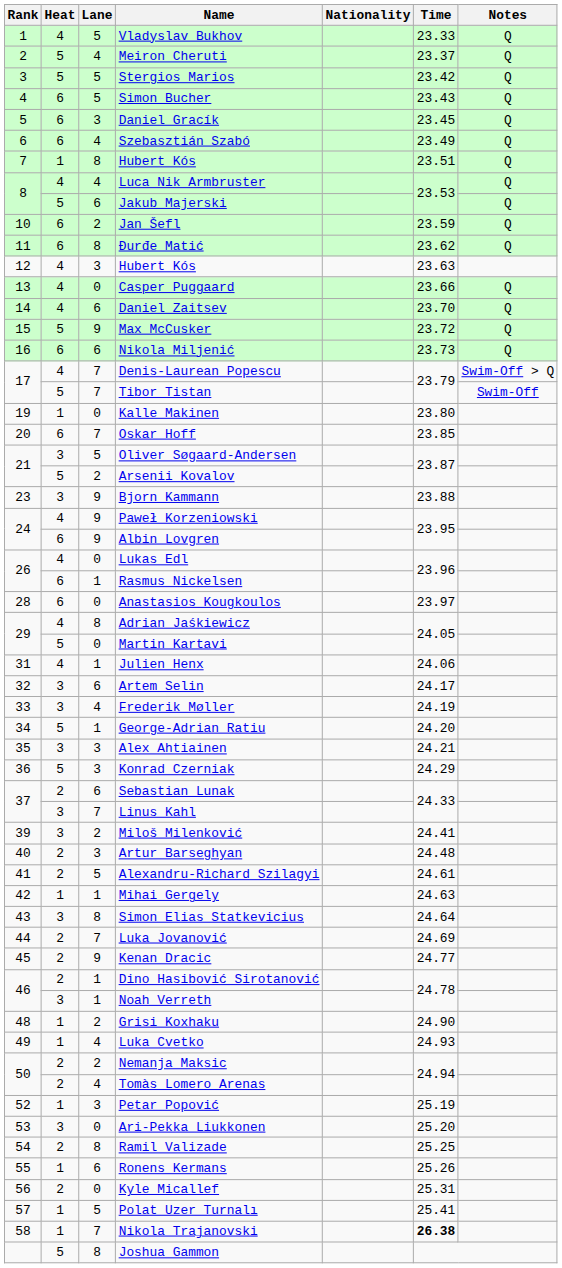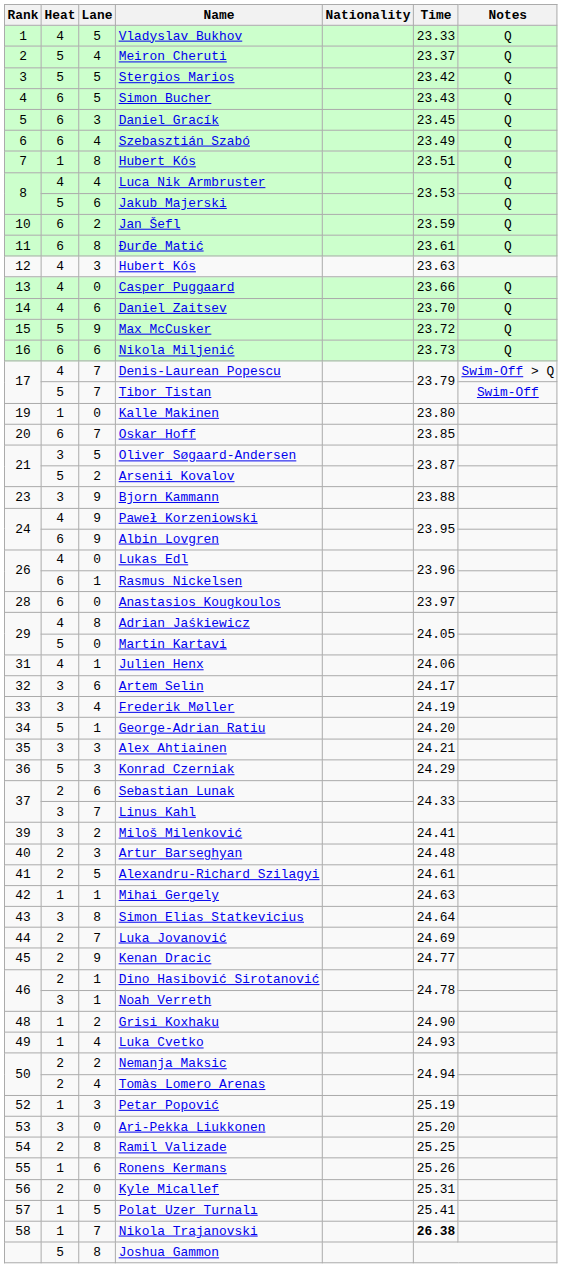(436, 246) 23.62 -> (436, 246) 23.61
